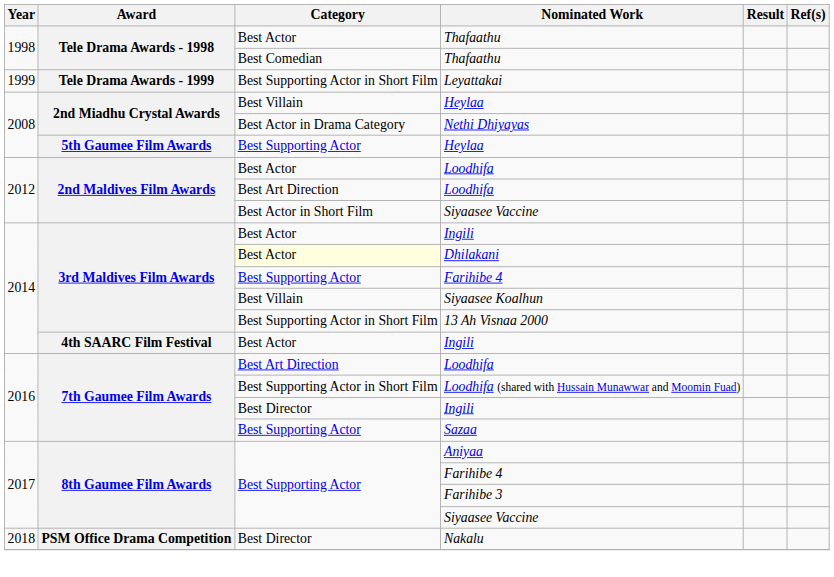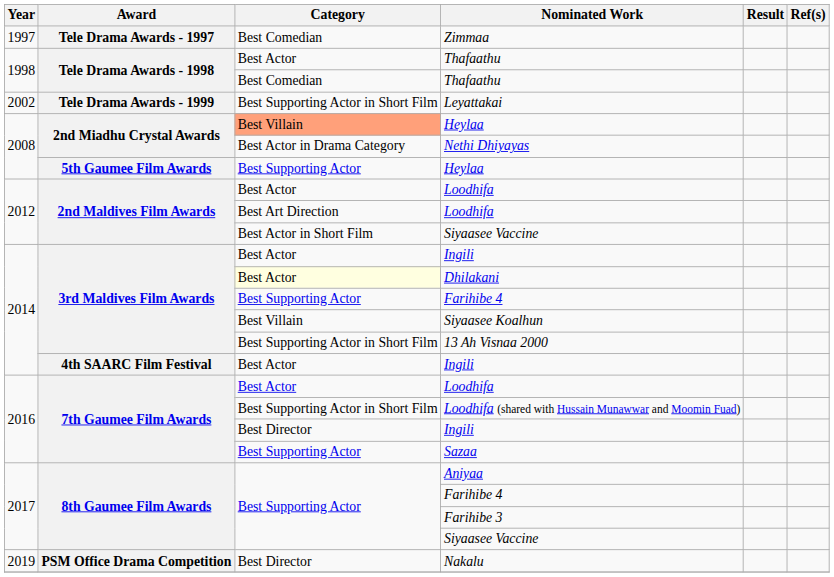+ row: (136, 37)
(21, 80) 1999 -> (21, 102) 2002
(270, 102) no background -> (270, 124) lightsalmon background
(288, 364) Best Art Direction -> (267, 386) Best Actor
(21, 539) 2018 -> (21, 560) 2019
